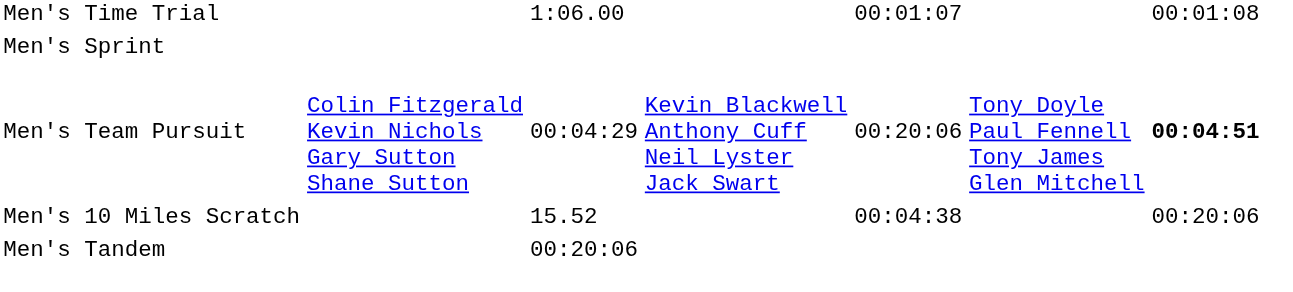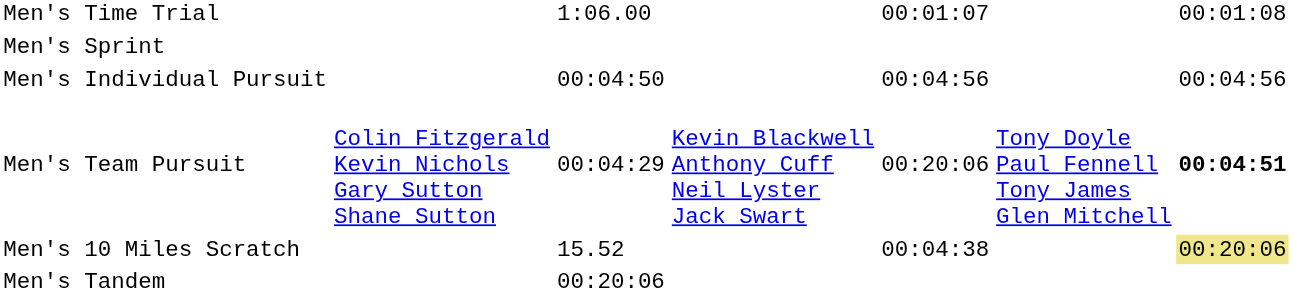+ row: (165, 80)
(1205, 217) no background -> (1232, 249) khaki background
